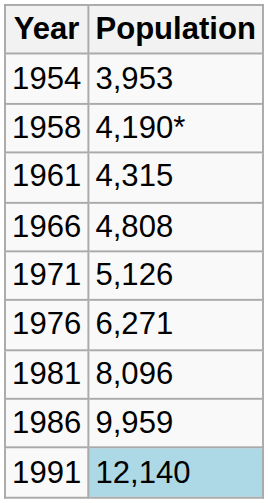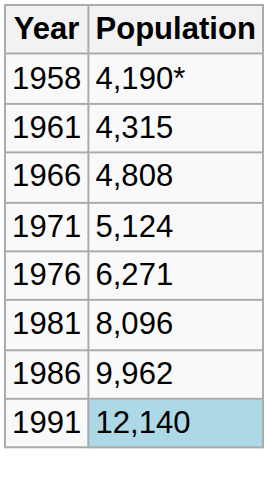- row: (47, 78)
(134, 275) 5,126 -> (134, 226) 5,124
(134, 422) 9,959 -> (134, 373) 9,962
